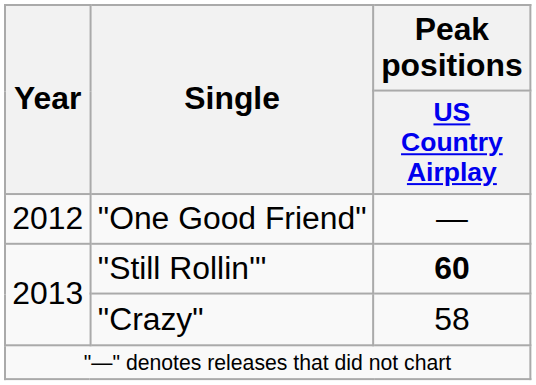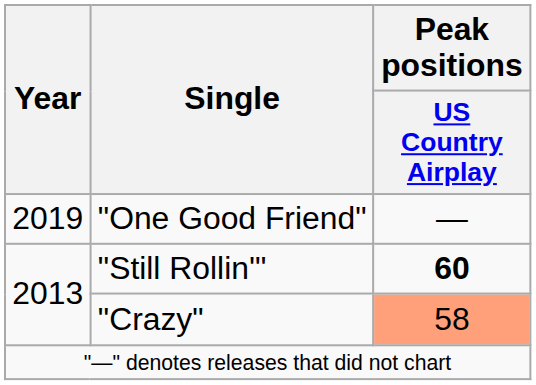(48, 218) 2012 -> (48, 218) 2019
(452, 319) no background -> (452, 319) lightsalmon background
